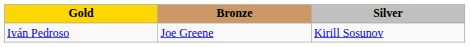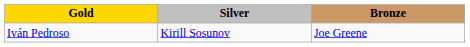columns swapped: (388, 13) <-> (235, 13)
